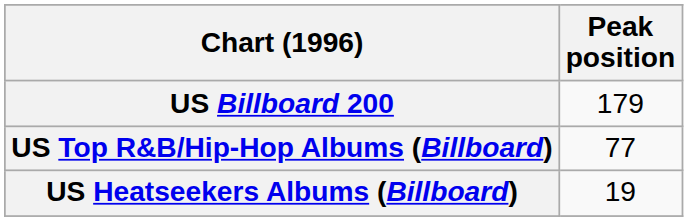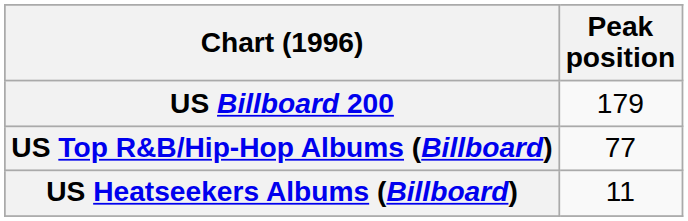(620, 192) 19 -> (620, 192) 11
